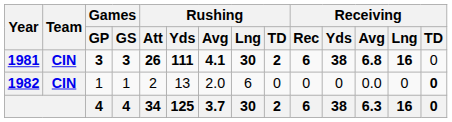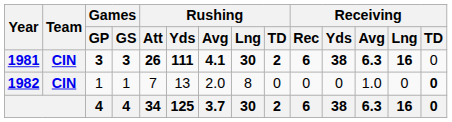(372, 60) 6.8 -> (372, 60) 6.3
(153, 83) 2 -> (153, 83) 7
(248, 83) 6 -> (248, 83) 8
(372, 83) 0.0 -> (372, 83) 1.0
